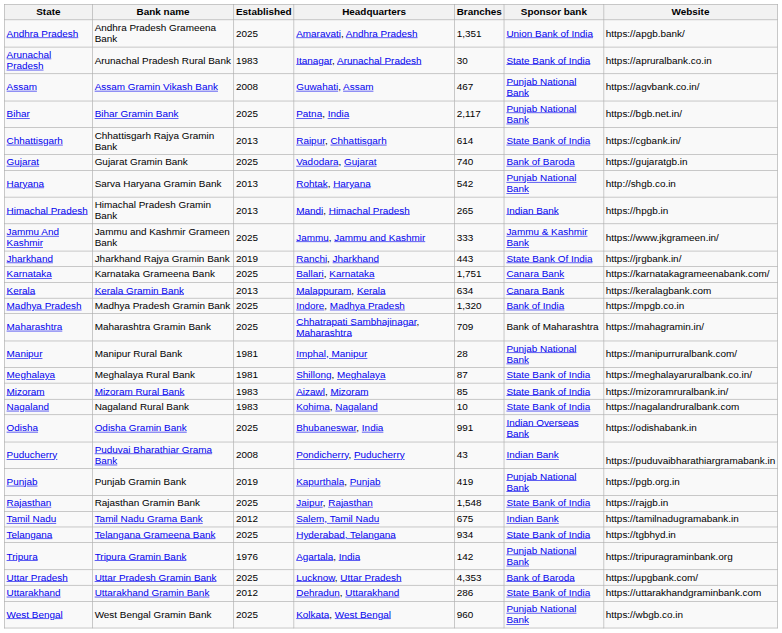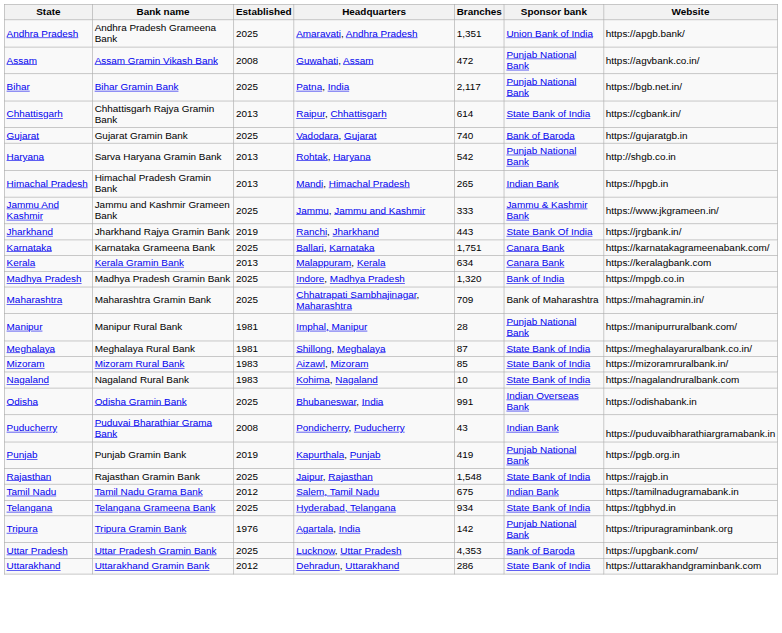- row: (29, 60)
(465, 87) 467 -> (465, 60) 472
- row: (35, 614)
